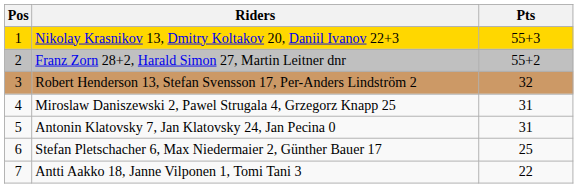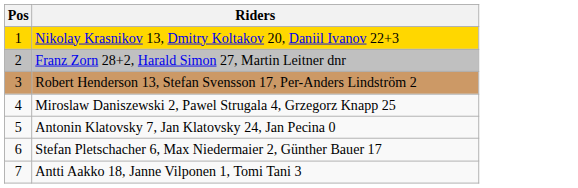- column: (526, 15)
